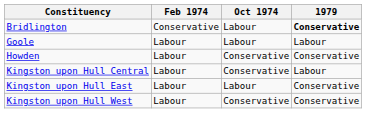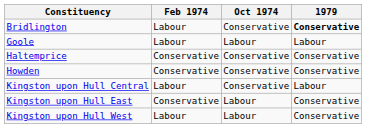(186, 27) Conservative -> (170, 27) Labour
(240, 27) Labour -> (256, 27) Conservative
+ row: (37, 56)
(170, 56) Labour -> (186, 71) Conservative
(170, 86) Labour -> (186, 101) Conservative
(256, 101) Conservative -> (240, 116) Labour
